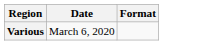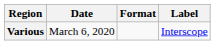+ column: (184, 13)
